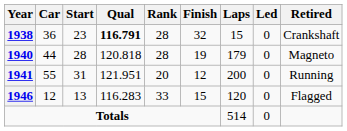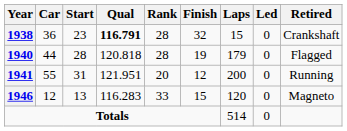(311, 55) Magneto -> (311, 55) Flagged
(311, 95) Flagged -> (311, 95) Magneto
